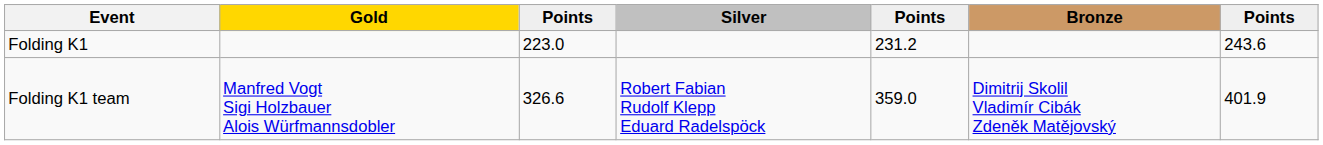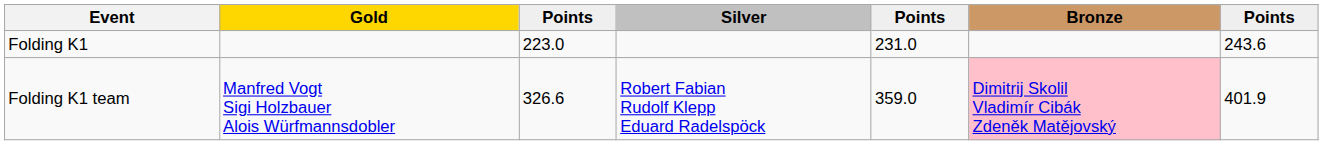(896, 44) 231.2 -> (896, 44) 231.0
(1044, 107) no background -> (1044, 107) pink background
